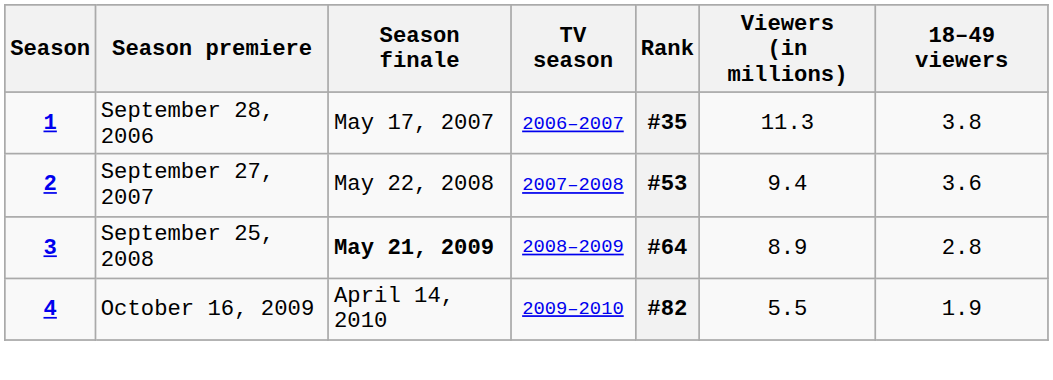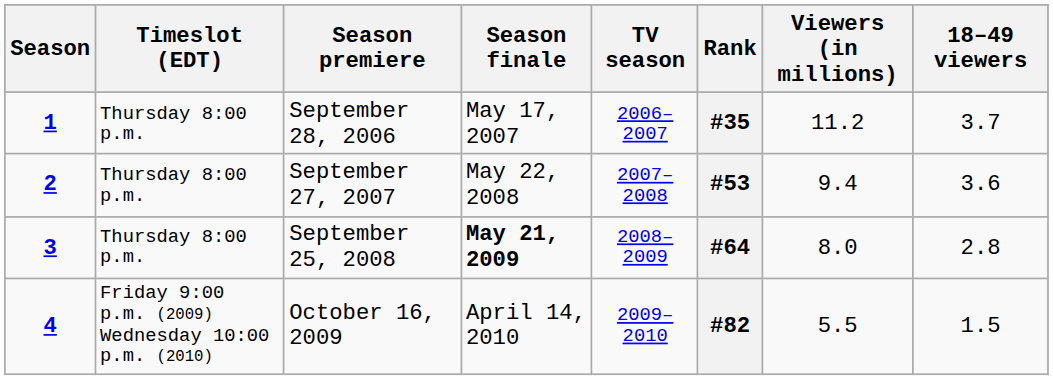+ column: (190, 49)
(787, 123) 11.3 -> (838, 123) 11.2
(962, 123) 3.8 -> (981, 123) 3.7
(787, 247) 8.9 -> (838, 247) 8.0
(962, 309) 1.9 -> (981, 326) 1.5
